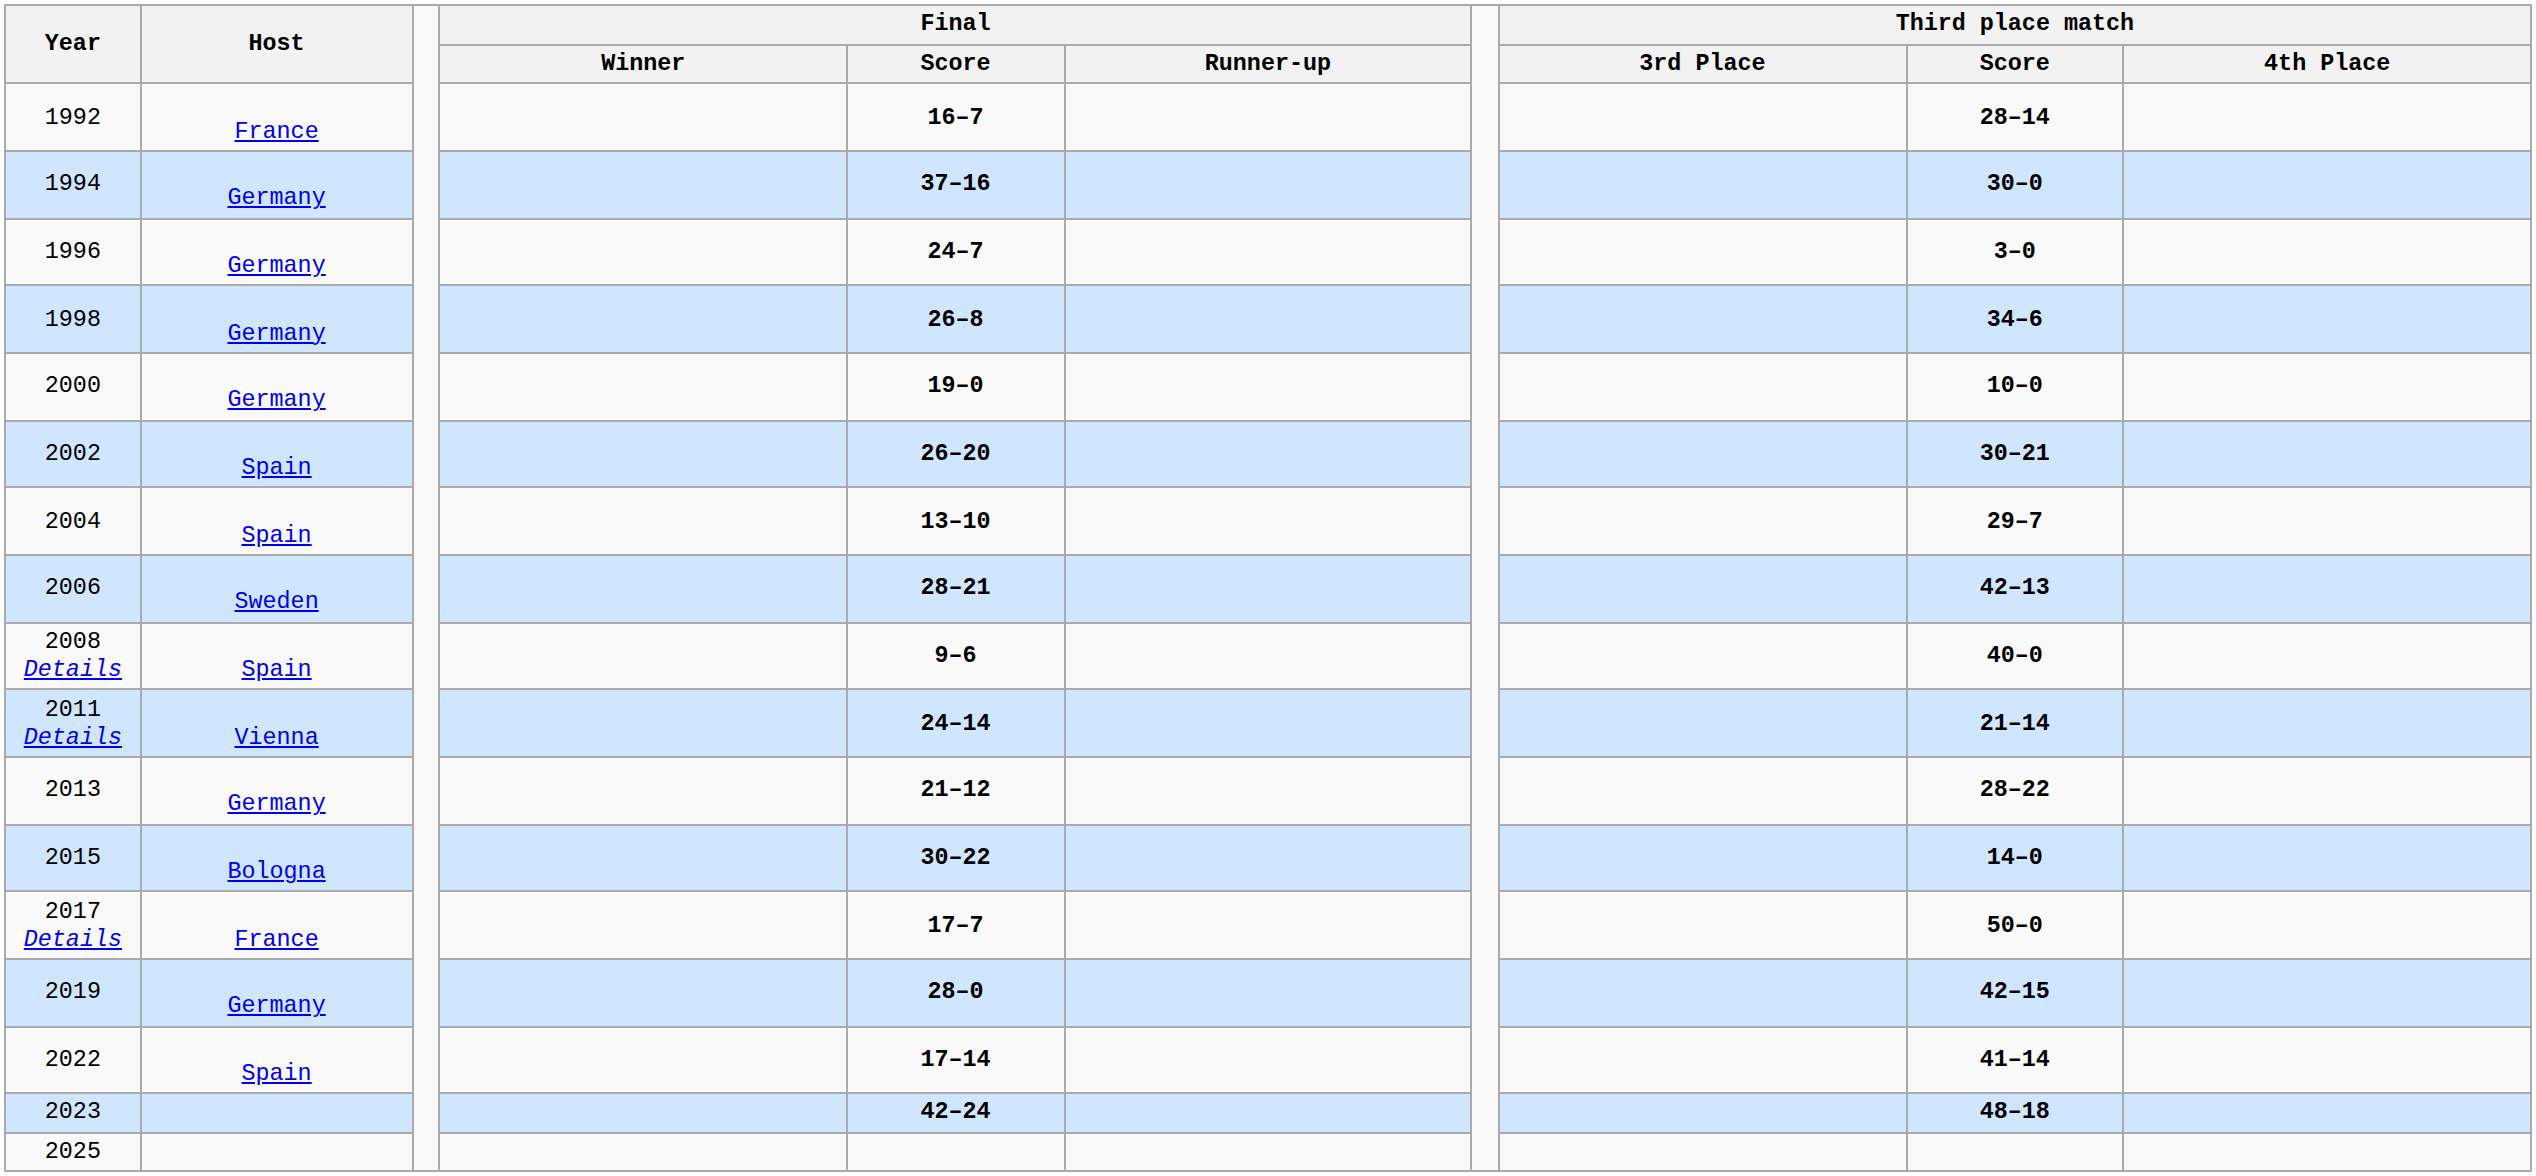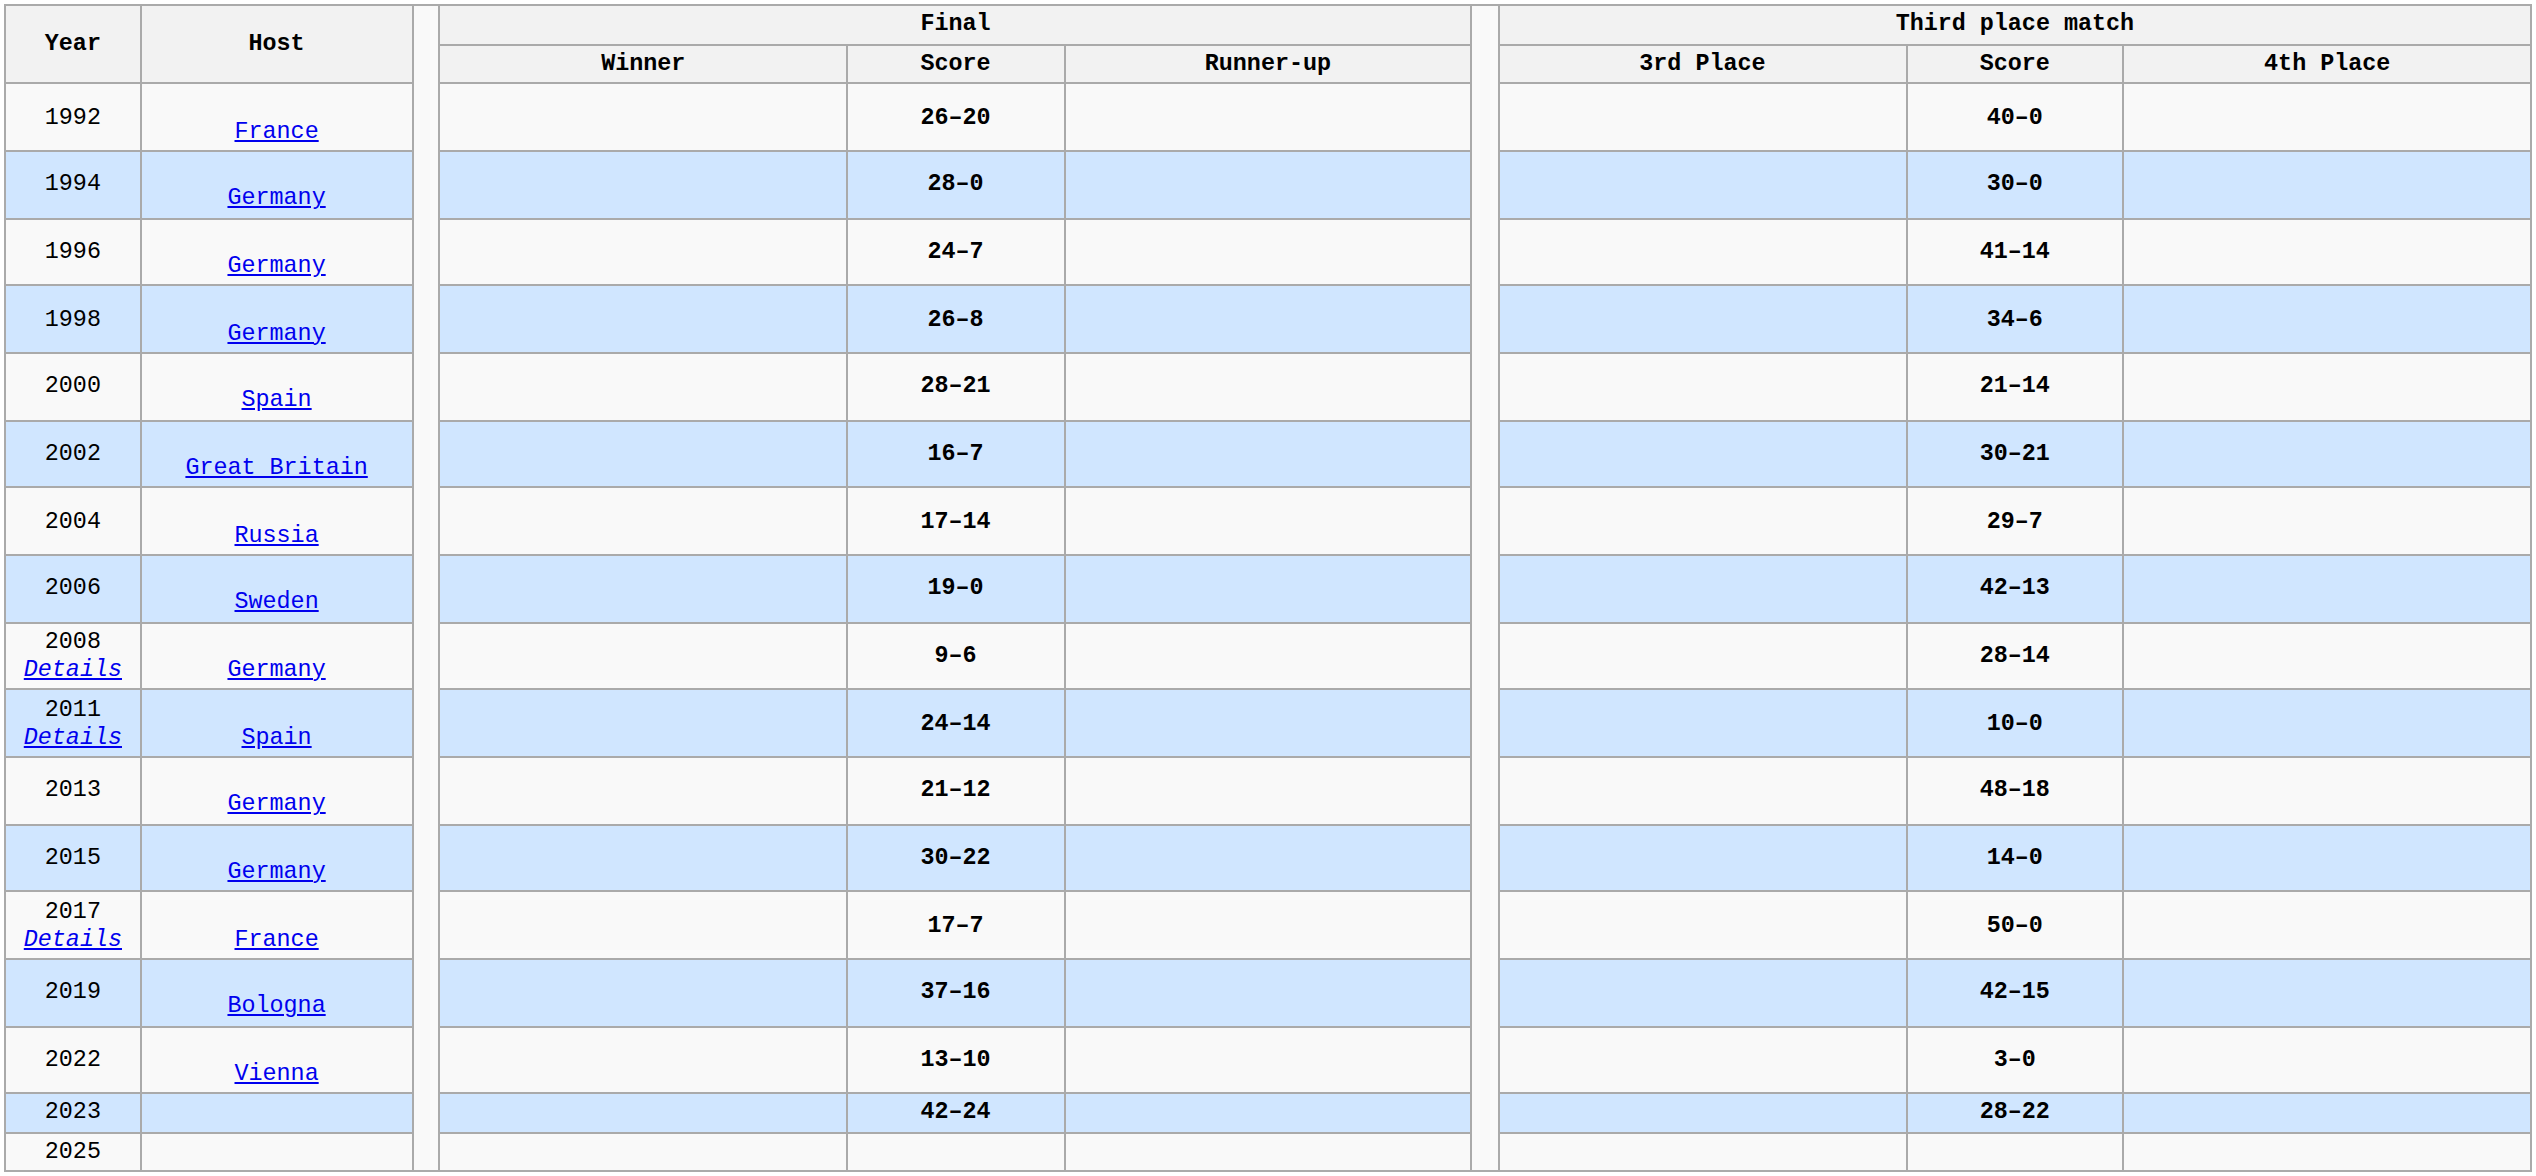(956, 117) 16–7 -> (956, 117) 26–20
(2015, 117) 28–14 -> (2015, 117) 40–0
(956, 184) 37–16 -> (956, 184) 28–0
(2015, 252) 3–0 -> (2015, 252) 41–14
(277, 400) Germany -> (277, 400) Spain
(956, 386) 19–0 -> (956, 386) 28–21
(2015, 386) 10–0 -> (2015, 386) 21–14
(277, 468) Spain -> (277, 468) Great Britain
(956, 454) 26–20 -> (956, 454) 16–7
(277, 535) Spain -> (277, 535) Russia
(956, 521) 13–10 -> (956, 521) 17–14
(956, 588) 28–21 -> (956, 588) 19–0
(277, 669) Spain -> (277, 669) Germany
(2015, 655) 40–0 -> (2015, 655) 28–14
(277, 737) Vienna -> (277, 737) Spain
(2015, 723) 21–14 -> (2015, 723) 10–0
(2015, 790) 28–22 -> (2015, 790) 48–18
(277, 871) Bologna -> (277, 871) Germany
(277, 1006) Germany -> (277, 1006) Bologna
(956, 992) 28–0 -> (956, 992) 37–16
(277, 1073) Spain -> (277, 1073) Vienna
(956, 1059) 17–14 -> (956, 1059) 13–10
(2015, 1059) 41–14 -> (2015, 1059) 3–0
(2015, 1113) 48–18 -> (2015, 1113) 28–22
